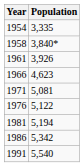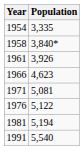- row: (17, 138)
